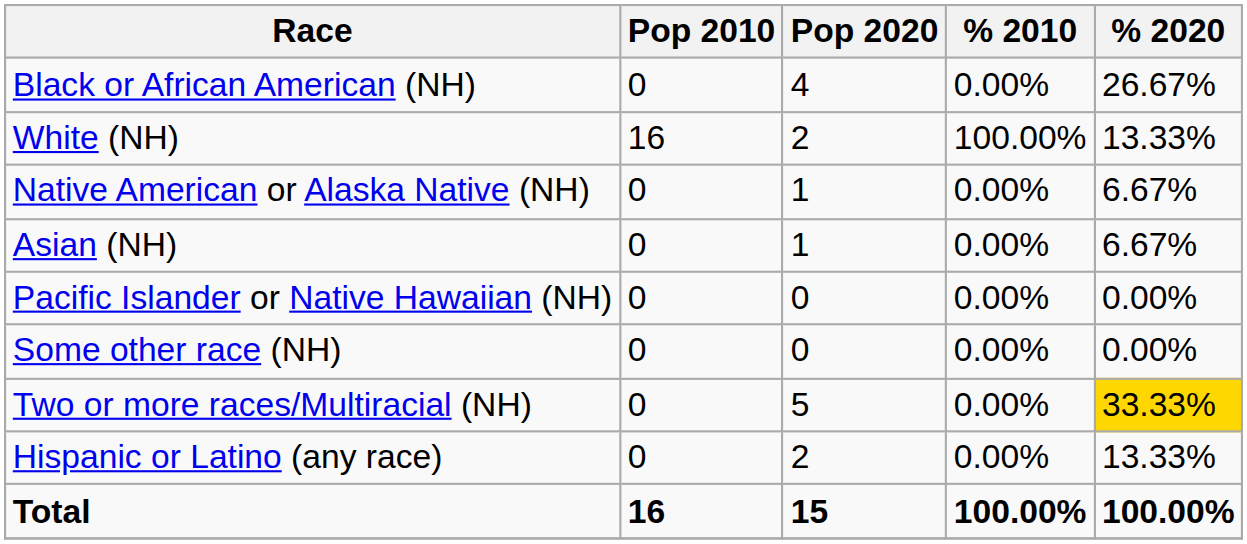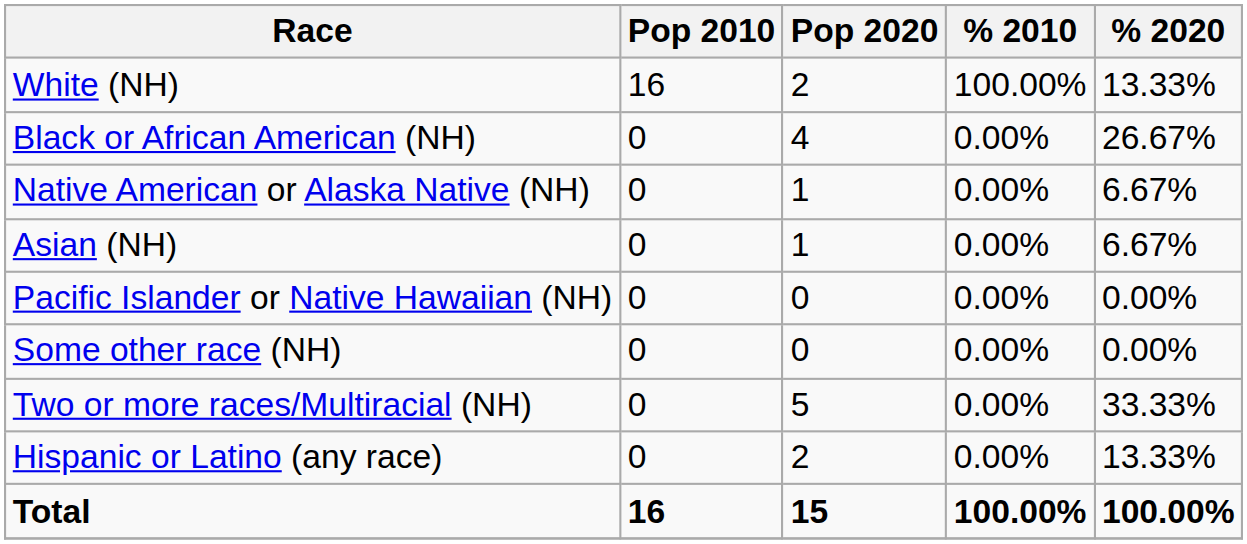rows swapped: (96, 137) <-> (244, 84)
(1159, 404) gold background -> (1159, 404) no background
